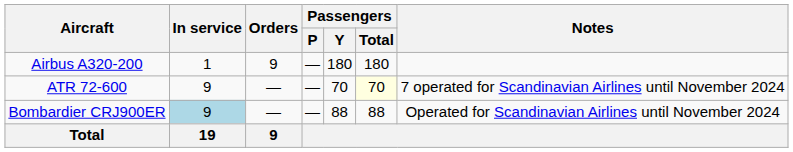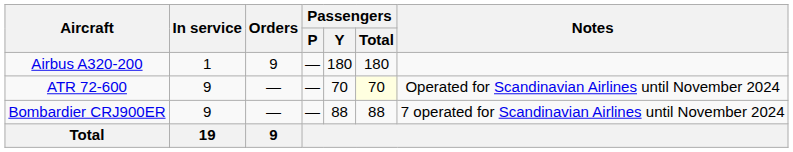(593, 87) 7 operated for Scandinavian Airlines until November 2024 -> (593, 87) Operated for Scandinavian Airlines until November 2024
(207, 111) lightblue background -> (207, 111) no background
(593, 111) Operated for Scandinavian Airlines until November 2024 -> (593, 111) 7 operated for Scandinavian Airlines until November 2024
